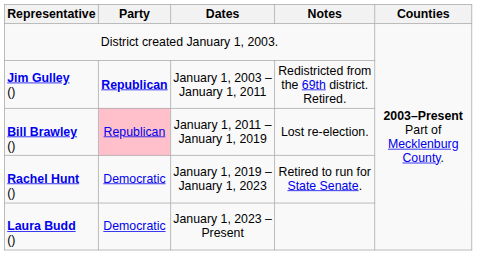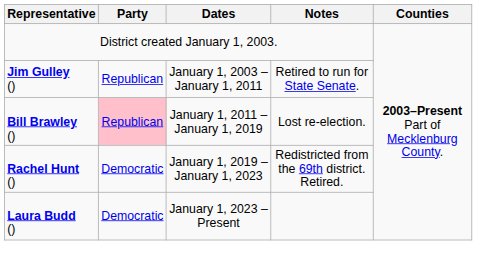(134, 84) bold -> (132, 79) normal
(325, 84) Redistricted from the 69th district. Retired. -> (322, 79) Retired to run for State Senate.
(325, 179) Retired to run for State Senate. -> (322, 168) Redistricted from the 69th district. Retired.
